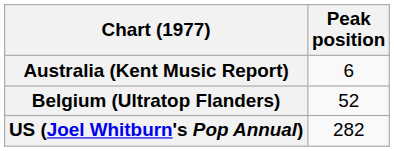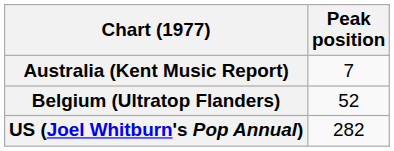(349, 70) 6 -> (349, 70) 7
